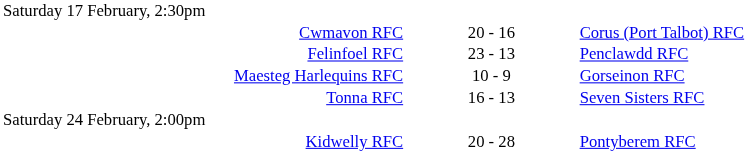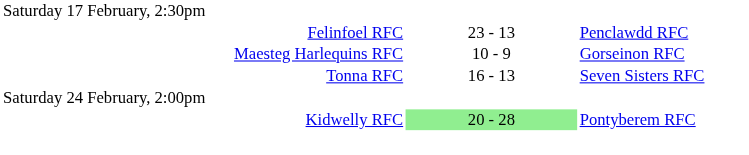- row: (351, 32)
(491, 141) no background -> (491, 119) lightgreen background
